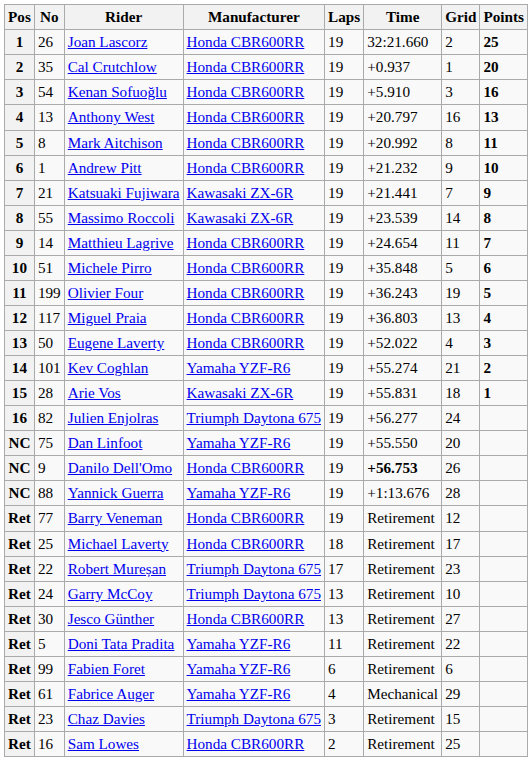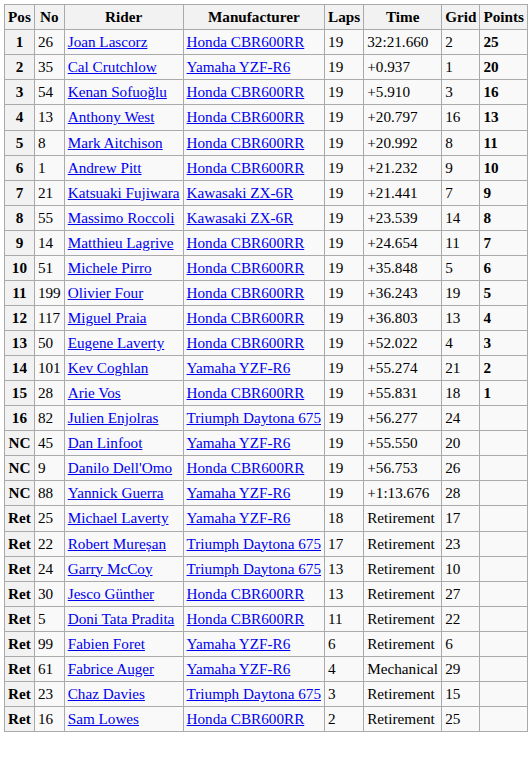(245, 67) Honda CBR600RR -> (238, 67) Yamaha YZF-R6
(240, 393) Kawasaki ZX-6R -> (245, 393) Honda CBR600RR
(45, 443) 75 -> (45, 443) 45
(392, 468) bold -> (392, 468) normal
- row: (115, 518)
(245, 543) Honda CBR600RR -> (238, 518) Yamaha YZF-R6
(238, 643) Yamaha YZF-R6 -> (245, 618) Honda CBR600RR
